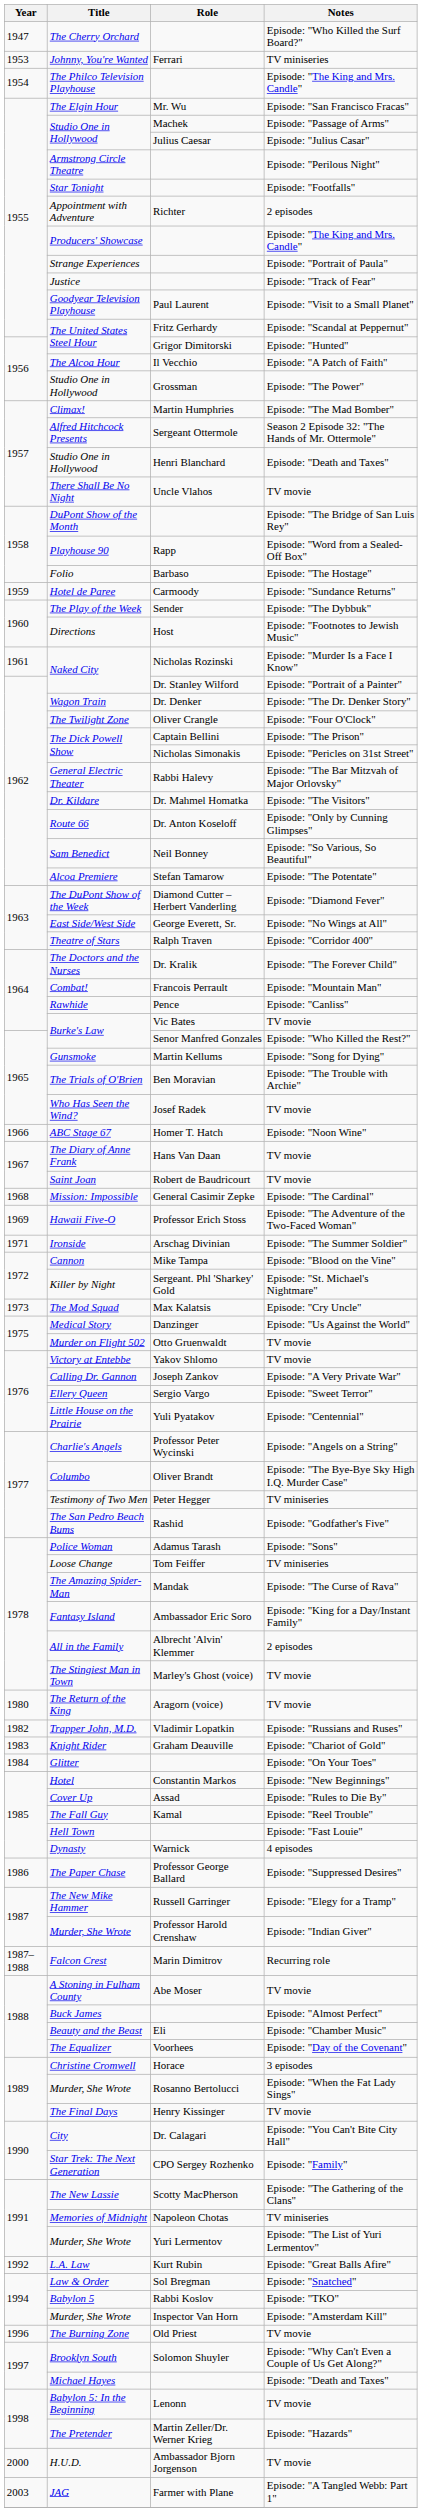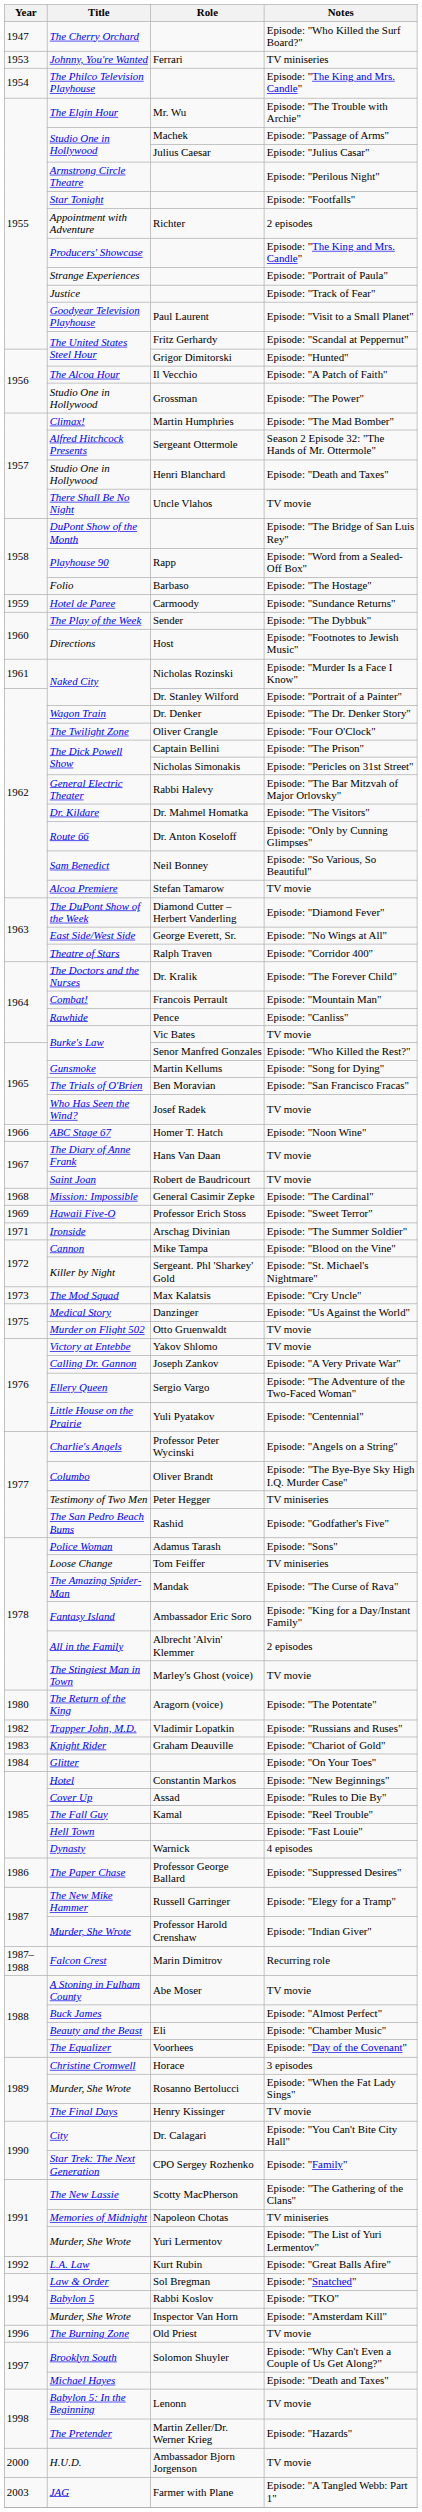(338, 106) Episode: "San Francisco Fracas" -> (327, 112) Episode: "The Trouble with Archie"
(322, 876) Episode: "The Potentate" -> (289, 889) TV movie
(327, 1080) Episode: "The Trouble with Archie" -> (338, 1086) Episode: "San Francisco Fracas"
(336, 1220) Episode: "The Adventure of the Two-Faced Woman" -> (320, 1214) Episode: "Sweet Terror"
(320, 1393) Episode: "Sweet Terror" -> (336, 1387) Episode: "The Adventure of the Two-Faced Woman"
(289, 1705) TV movie -> (322, 1705) Episode: "The Potentate"
